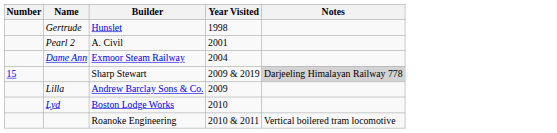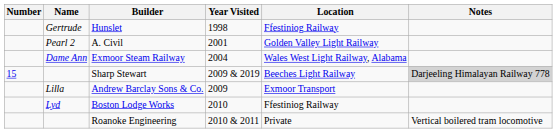+ column: (335, 12)
